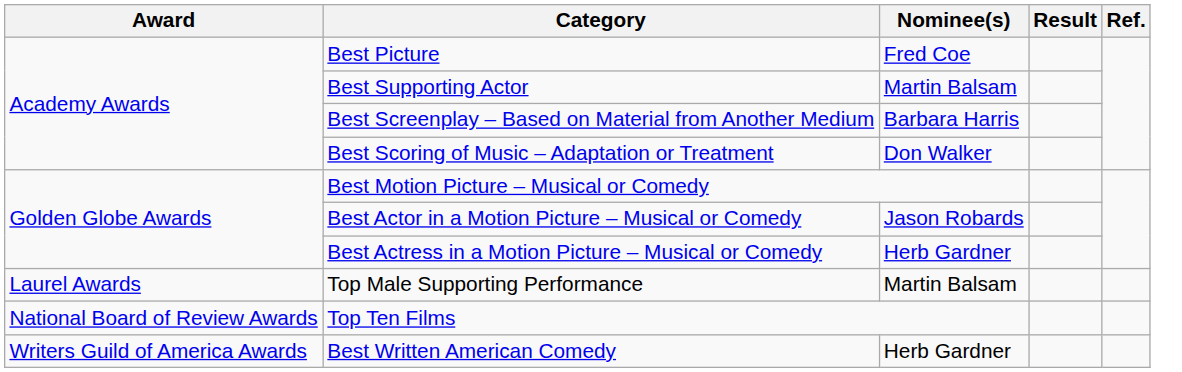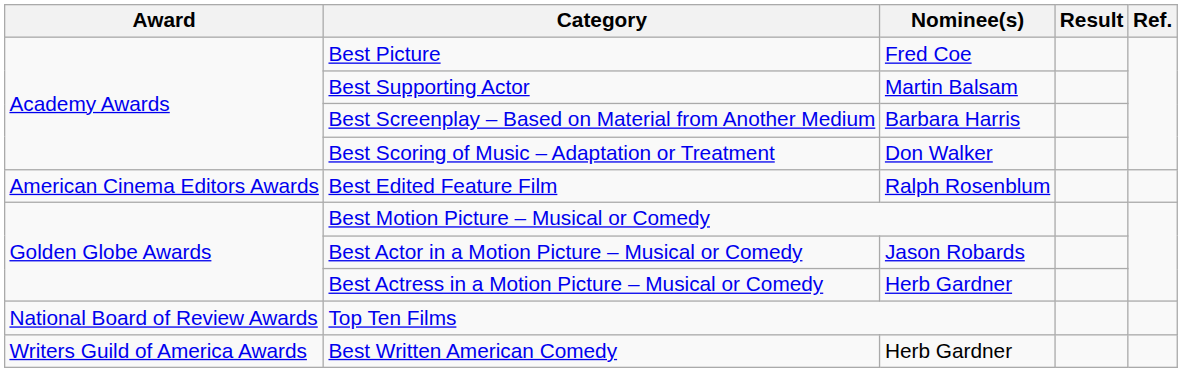+ row: (443, 185)
- row: (485, 284)
